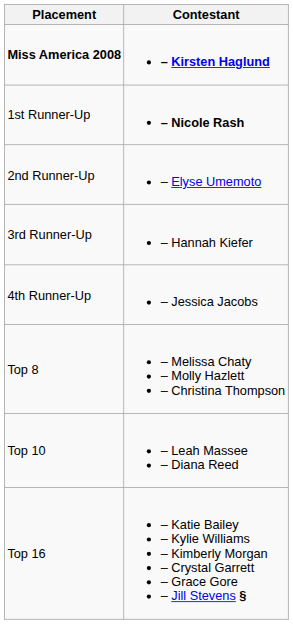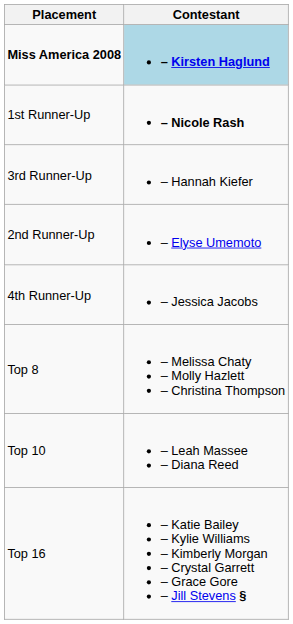(206, 62) no background -> (206, 62) lightblue background
rows swapped: (51, 175) <-> (50, 235)
